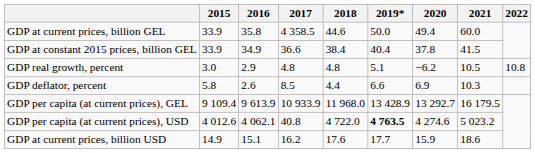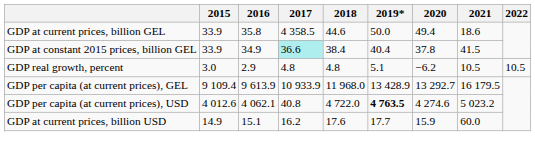(470, 31) 60.0 -> (470, 31) 18.6
(291, 49) no background -> (291, 49) paleturquoise background
(515, 67) 10.8 -> (515, 67) 10.5
- row: (57, 85)
(470, 139) 18.6 -> (470, 121) 60.0
